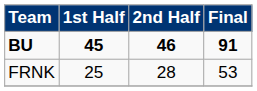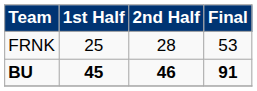rows swapped: (32, 72) <-> (21, 45)
